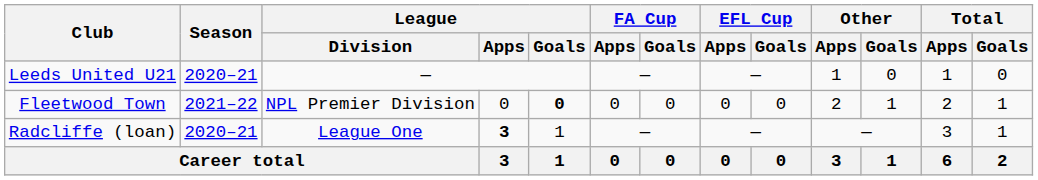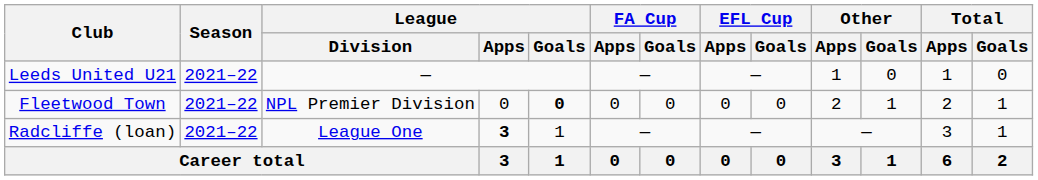(221, 76) 2020–21 -> (221, 76) 2021–22
(221, 132) 2020–21 -> (221, 132) 2021–22
